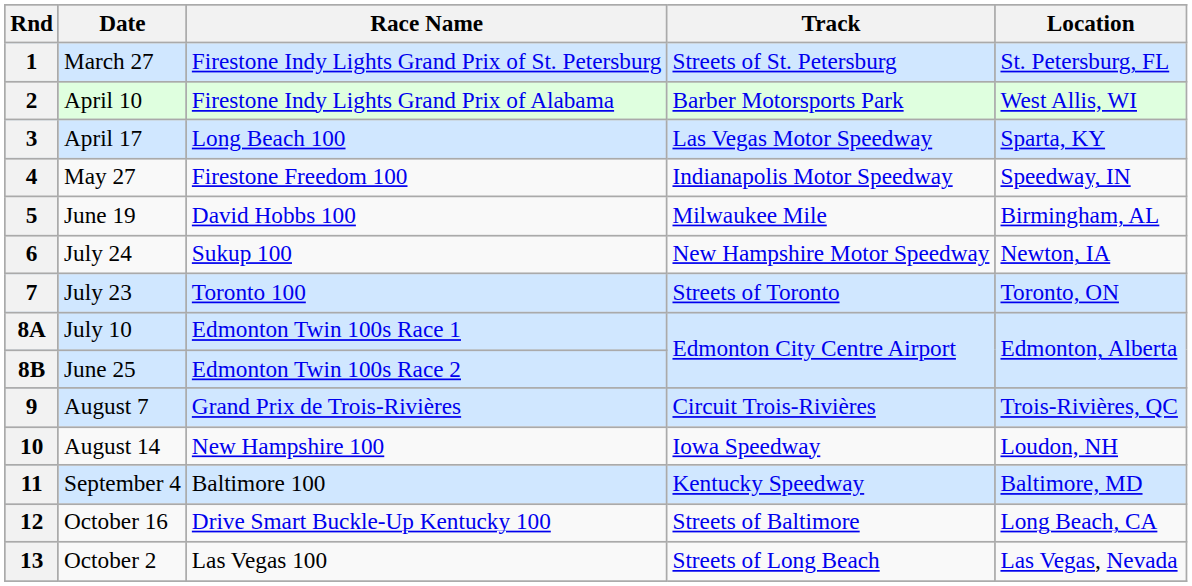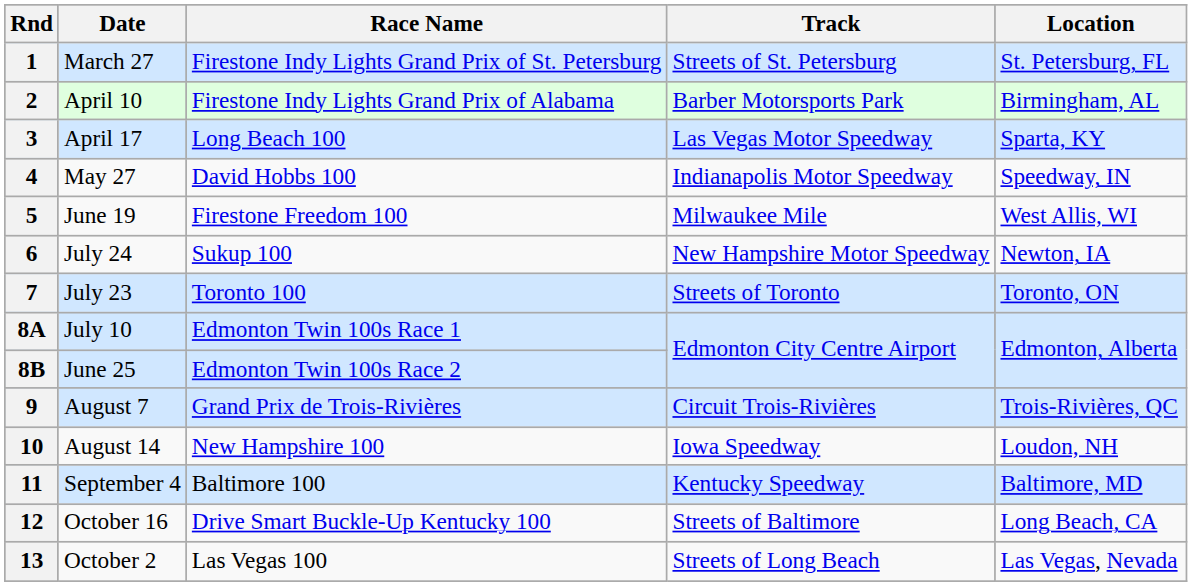(1069, 100) West Allis, WI -> (1080, 100) Birmingham, AL
(300, 176) Firestone Freedom 100 -> (274, 176) David Hobbs 100
(274, 215) David Hobbs 100 -> (300, 215) Firestone Freedom 100
(1080, 215) Birmingham, AL -> (1069, 215) West Allis, WI
